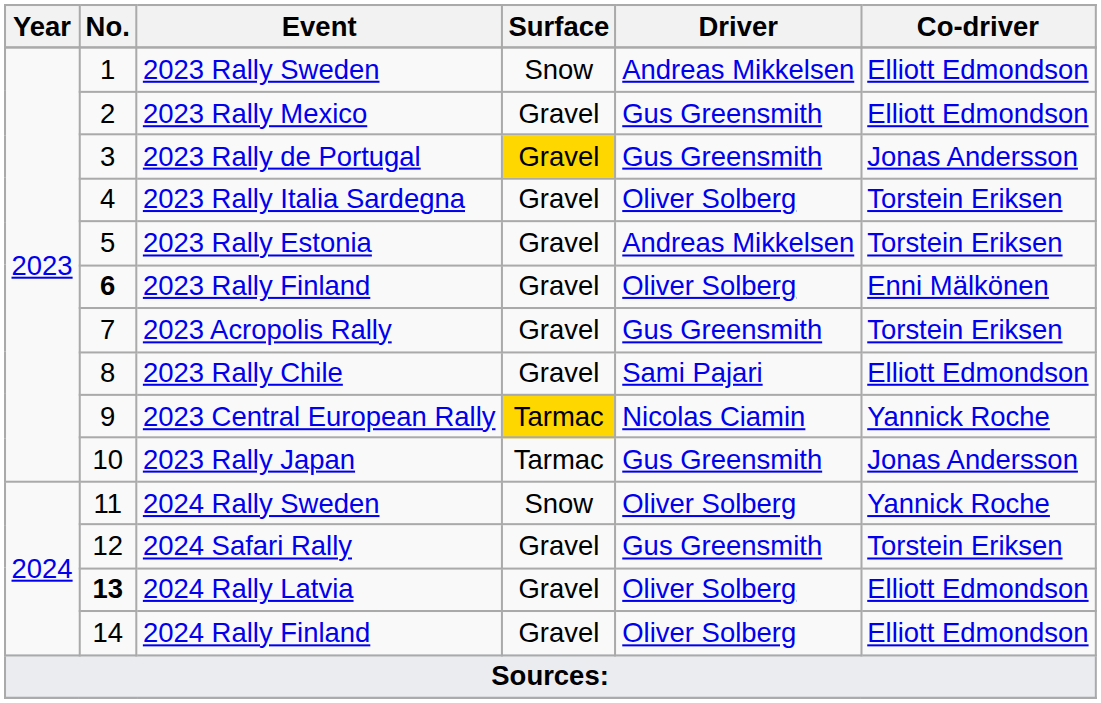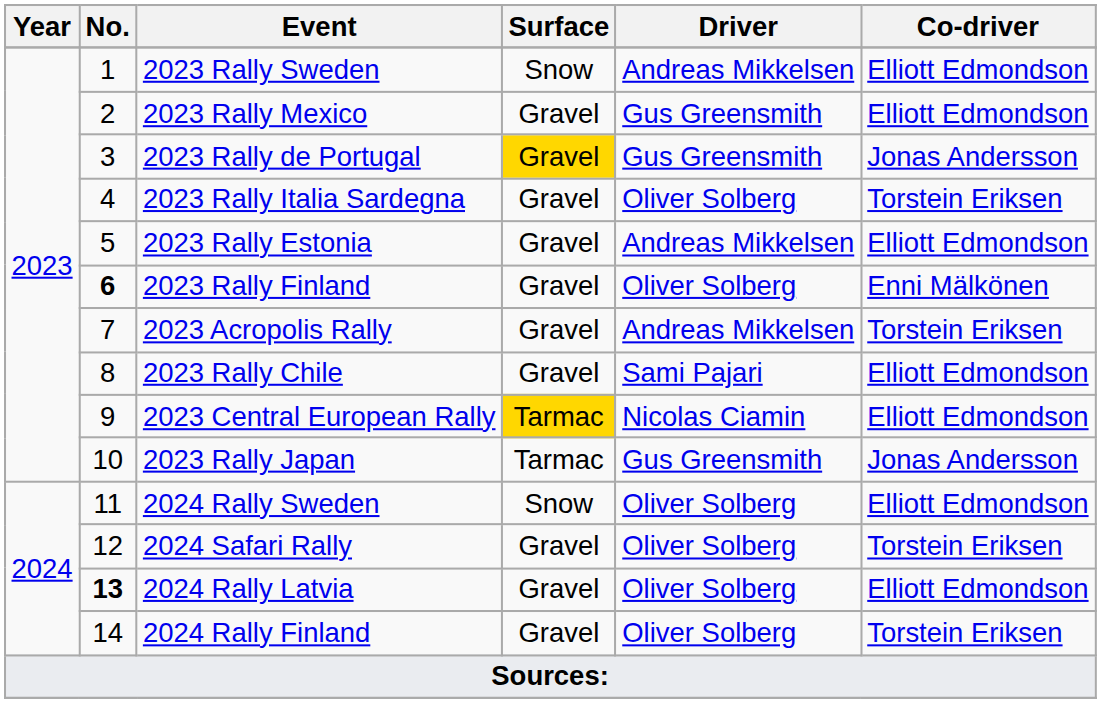(965, 243) Torstein Eriksen -> (978, 243) Elliott Edmondson
(722, 329) Gus Greensmith -> (738, 329) Andreas Mikkelsen
(959, 416) Yannick Roche -> (978, 416) Elliott Edmondson
(959, 503) Yannick Roche -> (978, 503) Elliott Edmondson
(722, 546) Gus Greensmith -> (709, 546) Oliver Solberg
(978, 633) Elliott Edmondson -> (965, 633) Torstein Eriksen
